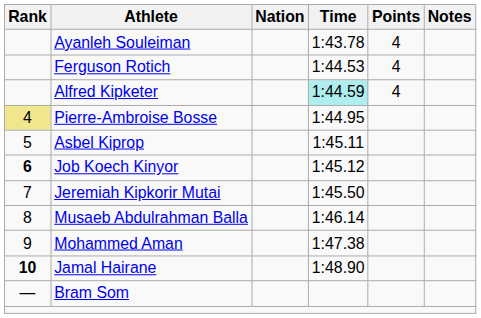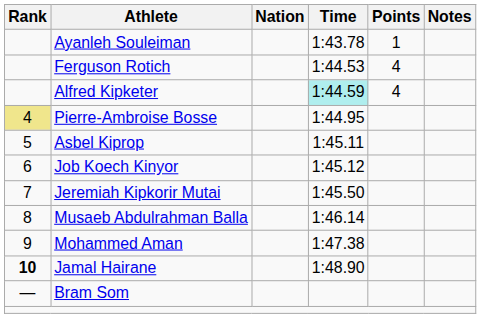(396, 42) 4 -> (396, 42) 1
(28, 167) bold -> (28, 167) normal
